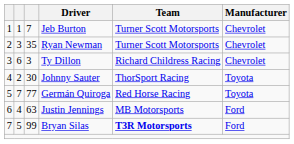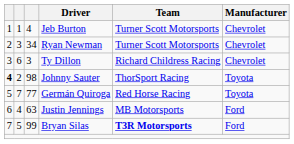(29, 28) 7 -> (29, 28) 4
(31, 45) 35 -> (31, 45) 34
(9, 77) normal -> (9, 77) bold
(31, 77) 30 -> (31, 77) 98
